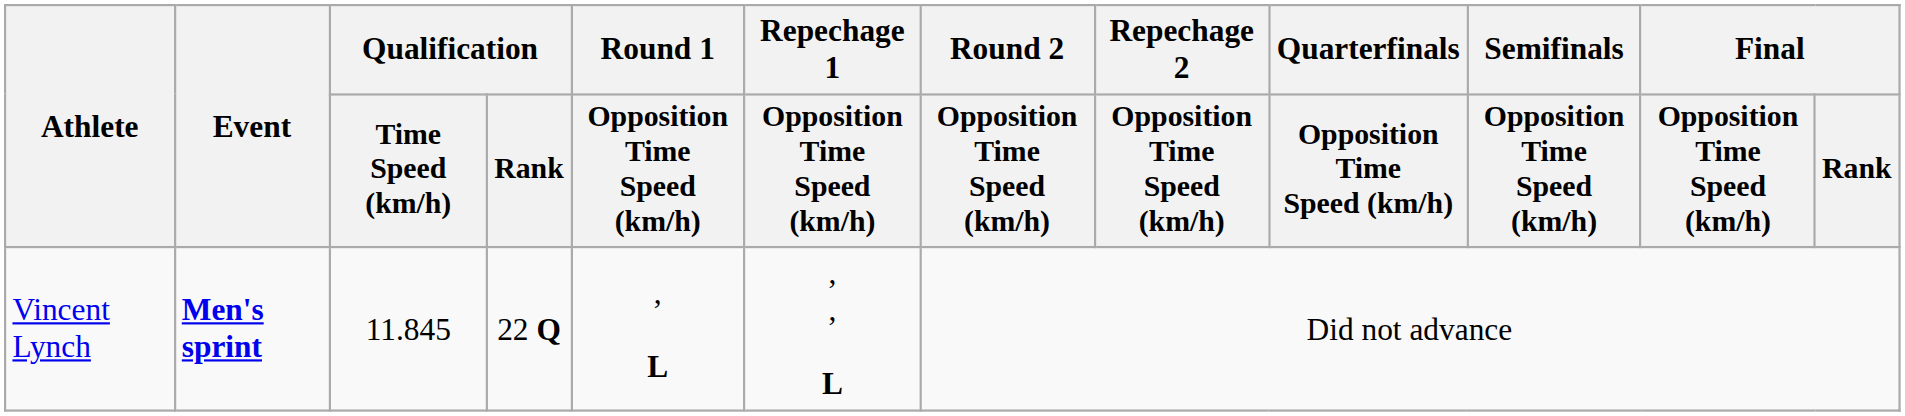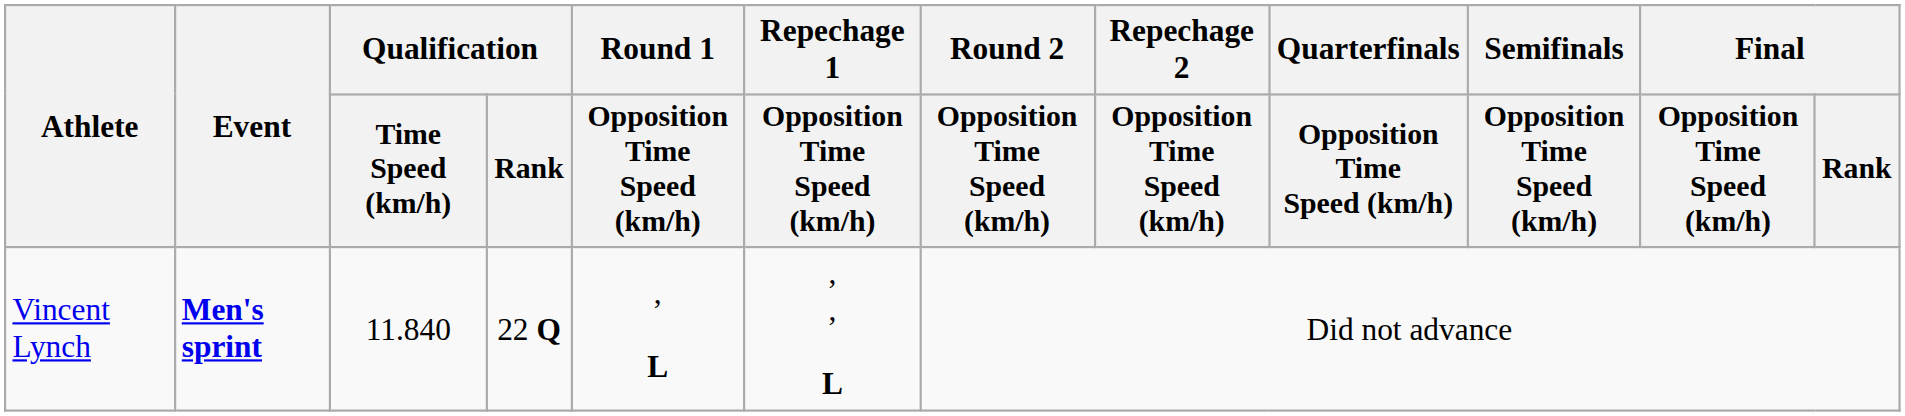(408, 328) 11.845 -> (408, 328) 11.840
